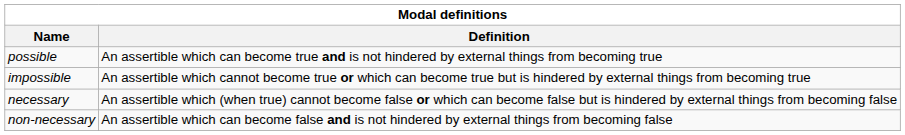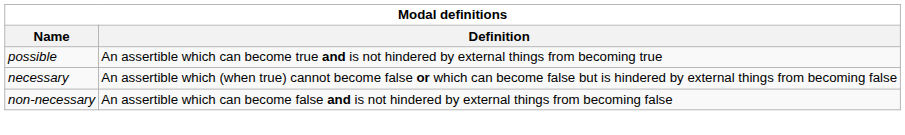- row: (39, 78)
